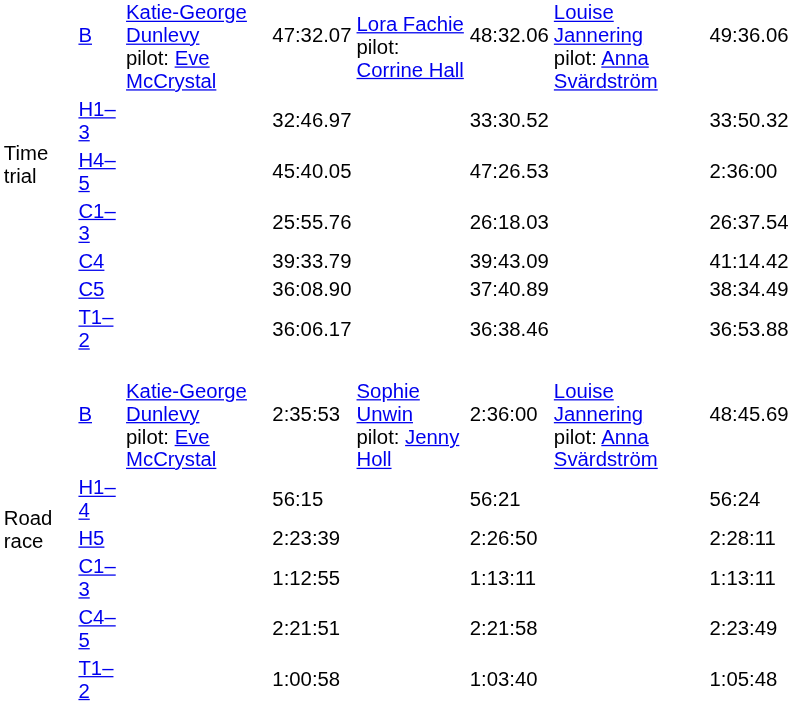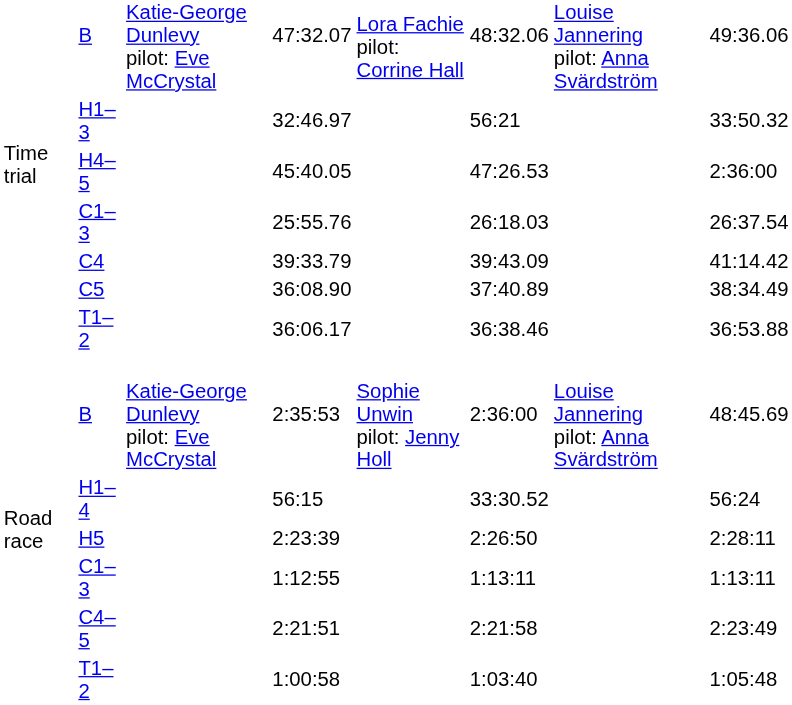(509, 120) 33:30.52 -> (495, 120) 56:21
(495, 499) 56:21 -> (509, 499) 33:30.52
